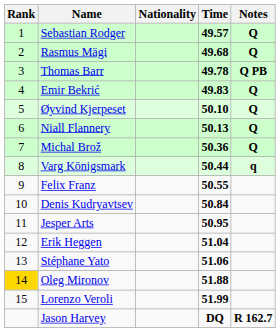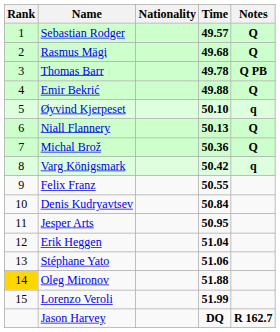(215, 90) 49.83 -> (215, 90) 49.88
(253, 109) Q -> (253, 109) q
(215, 166) 50.44 -> (215, 166) 50.42
